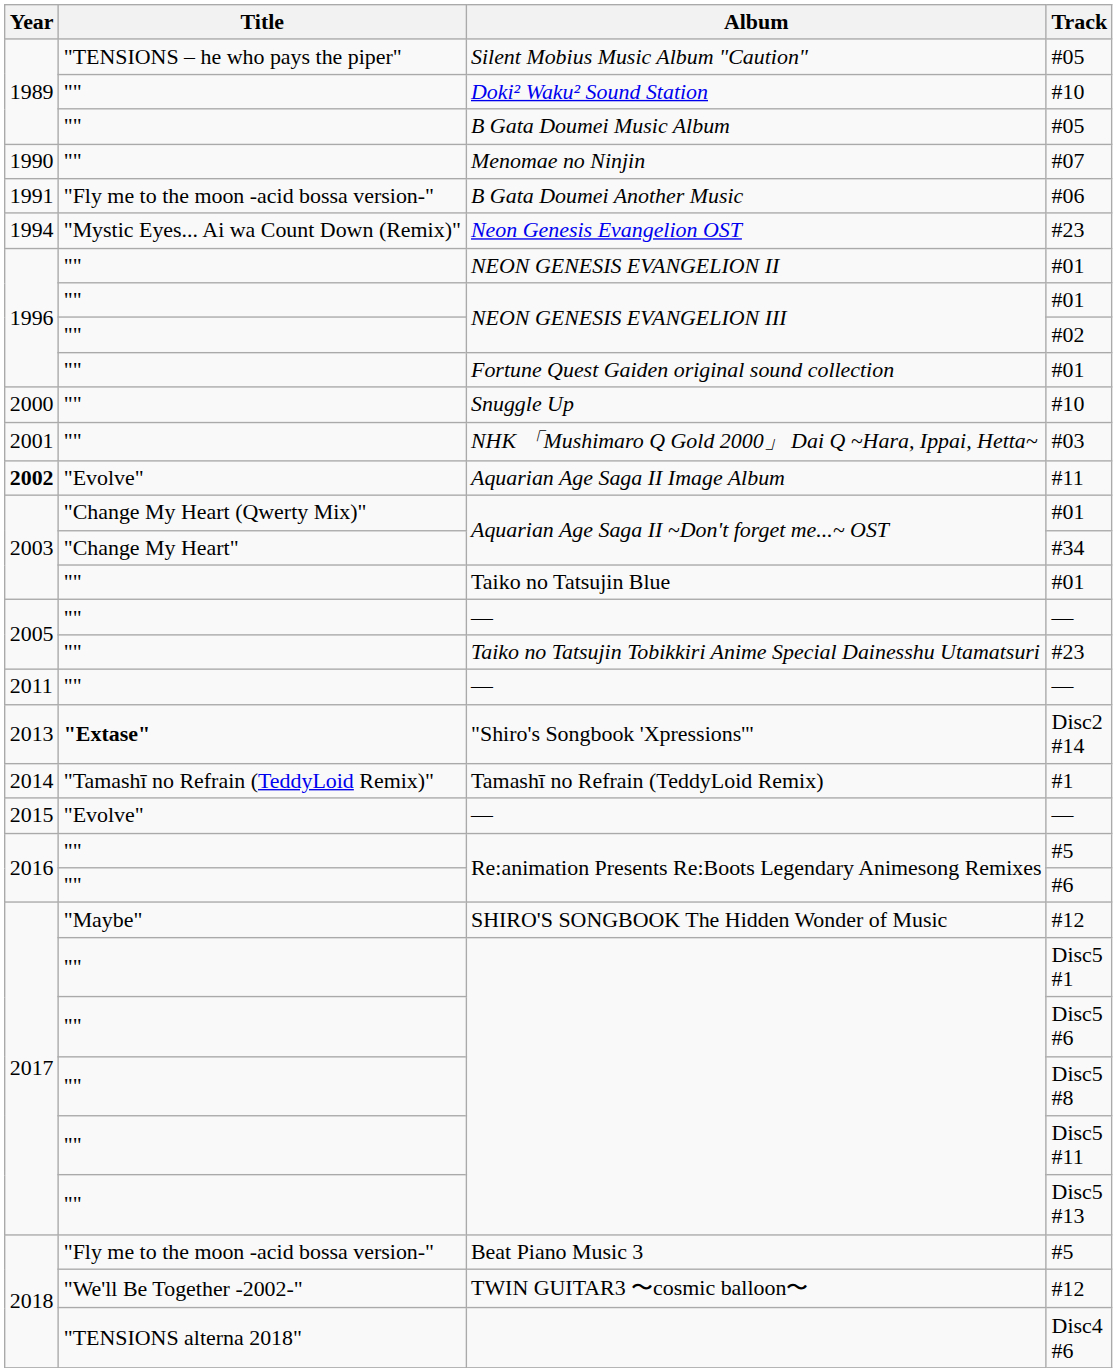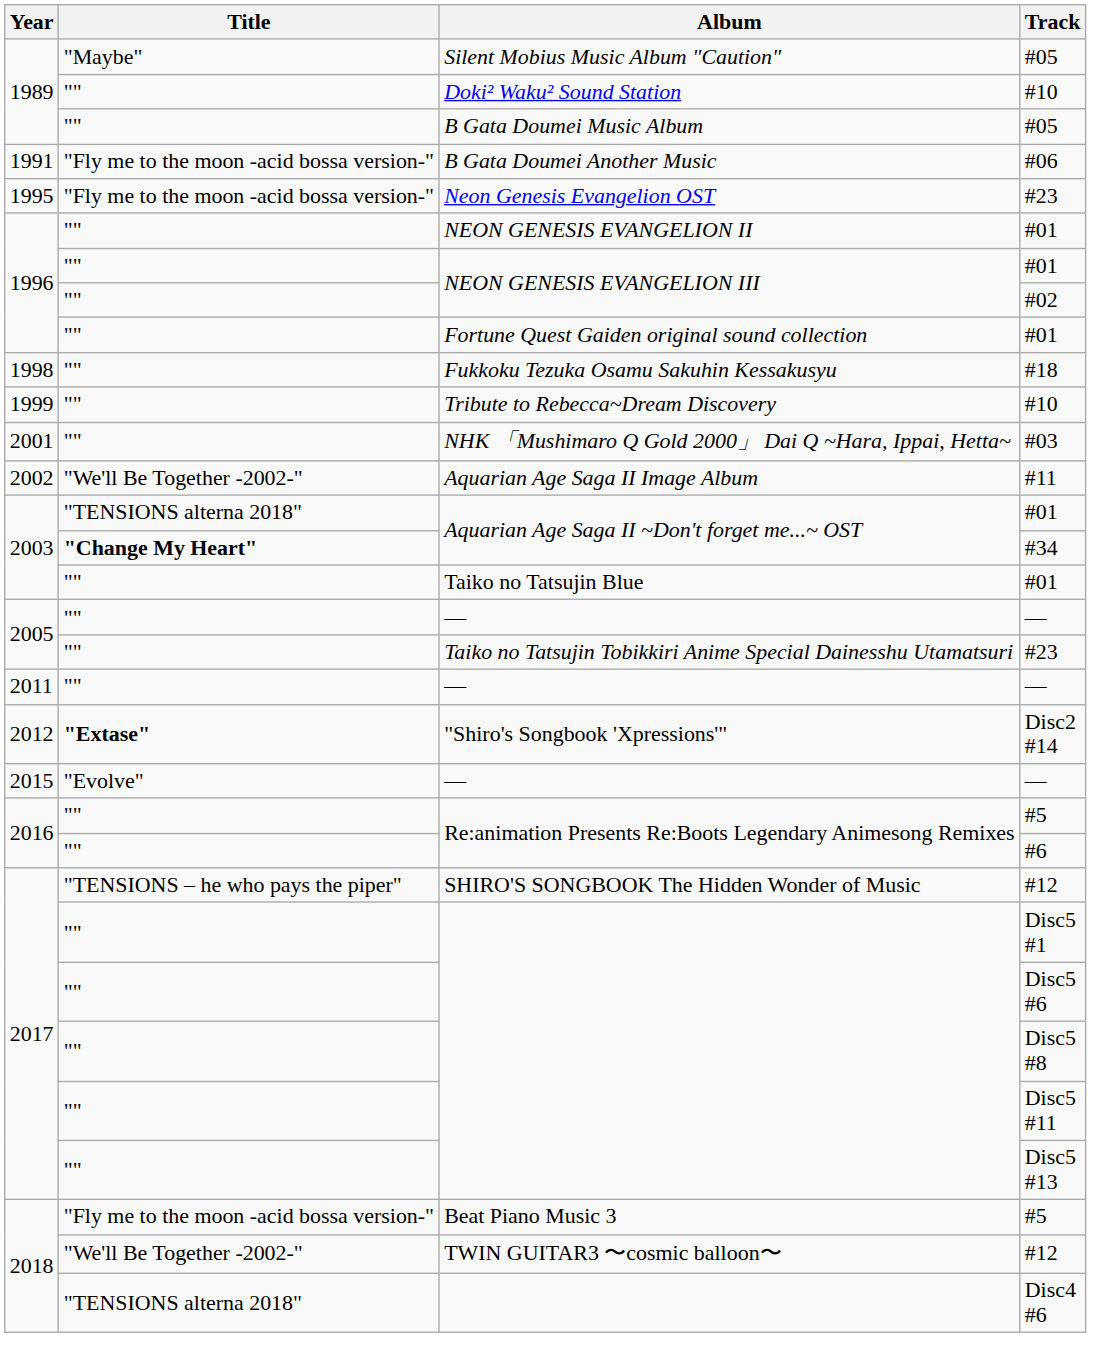(233, 56) "TENSIONS – he who pays the piper" -> (103, 56) "Maybe"
- row: (558, 160)
(32, 230) 1994 -> (32, 195) 1995
(262, 230) "Mystic Eyes... Ai wa Count Down (Remix)" -> (249, 195) "Fly me to the moon -acid bossa version-"
+ row: (640, 369)
+ row: (610, 404)
- row: (522, 404)
(32, 477) bold -> (32, 477) normal
(104, 477) "Evolve" -> (183, 477) "We'll Be Together -2002-"
(215, 512) "Change My Heart (Qwerty Mix)" -> (183, 512) "TENSIONS alterna 2018"
(151, 547) normal -> (160, 547) bold
(32, 733) 2013 -> (32, 733) 2012
- row: (647, 780)
(103, 919) "Maybe" -> (233, 884) "TENSIONS – he who pays the piper"
